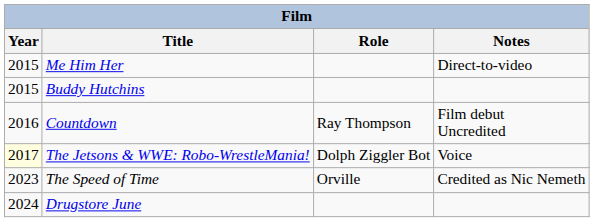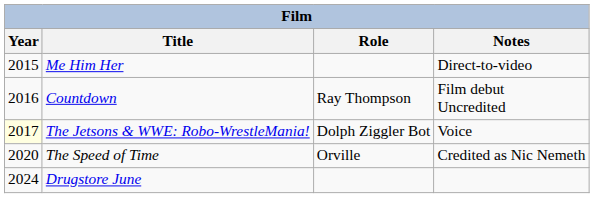- row: (95, 89)
(23, 180) 2023 -> (23, 155) 2020
